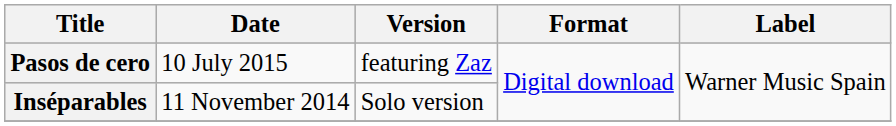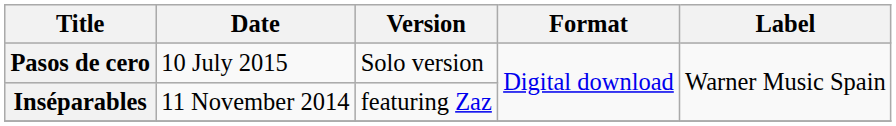(426, 62) featuring Zaz -> (422, 62) Solo version
(422, 101) Solo version -> (426, 101) featuring Zaz
